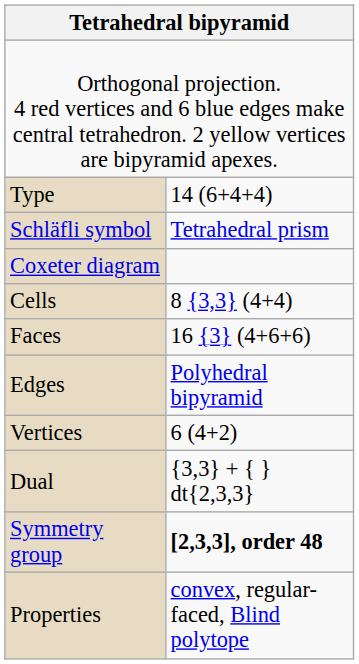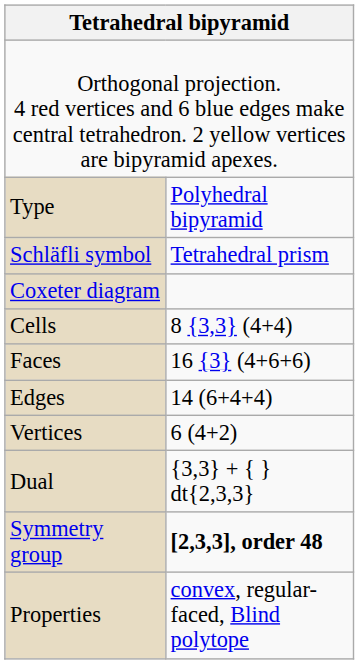(221, 194) 14 (6+4+4) -> (219, 207) Polyhedral bipyramid
(219, 384) Polyhedral bipyramid -> (221, 397) 14 (6+4+4)
